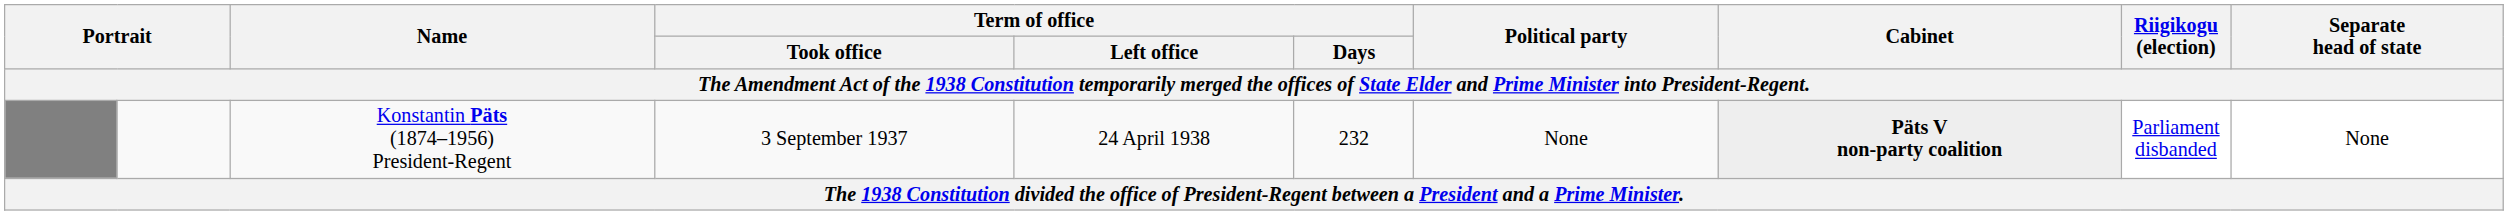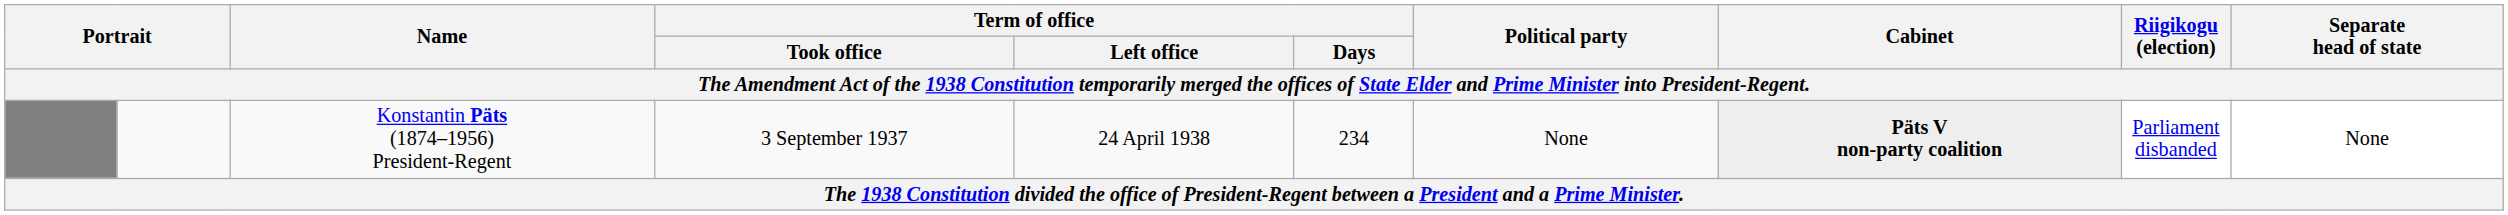(1354, 139) 232 -> (1354, 139) 234
